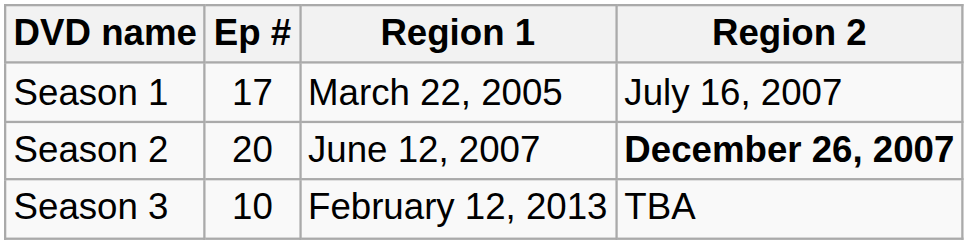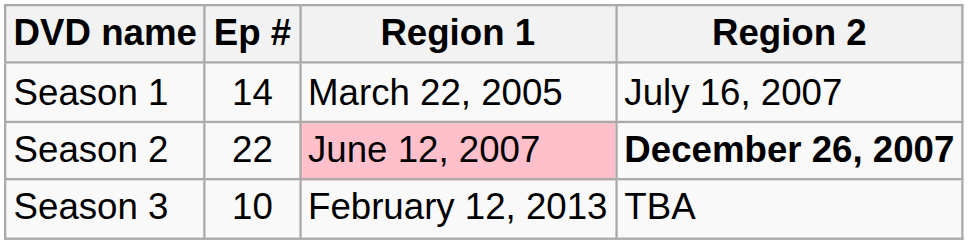(252, 91) 17 -> (252, 91) 14
(252, 149) 20 -> (252, 149) 22
(424, 149) no background -> (424, 149) pink background
